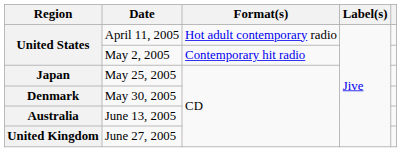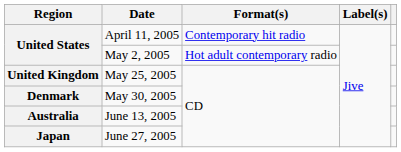(261, 34) Hot adult contemporary radio -> (245, 34) Contemporary hit radio
(245, 55) Contemporary hit radio -> (261, 55) Hot adult contemporary radio
(53, 75) Japan -> (53, 75) United Kingdom
(53, 136) United Kingdom -> (53, 136) Japan
